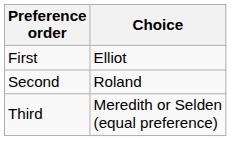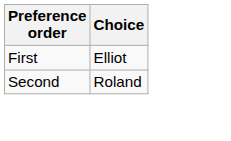- row: (25, 114)
